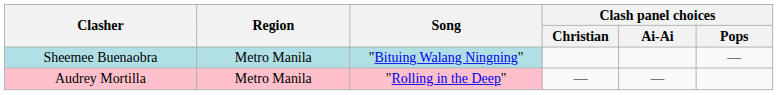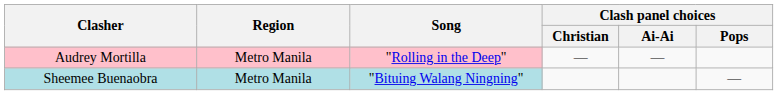rows swapped: (100, 57) <-> (100, 79)
